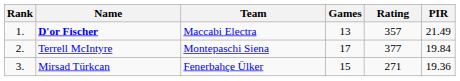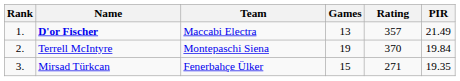(345, 48) 17 -> (345, 48) 19
(393, 48) 377 -> (393, 48) 370
(438, 66) 19.36 -> (438, 66) 19.35
